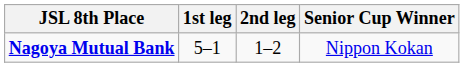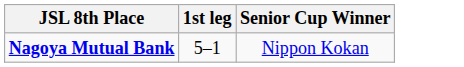- column: (268, 18)
